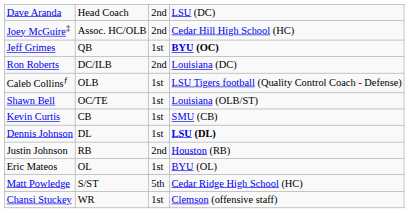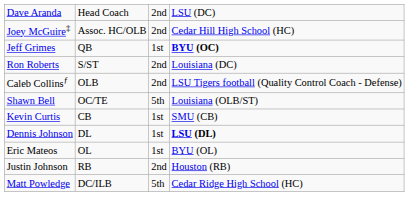(95, 65) DC/ILB -> (88, 65) S/ST
(157, 82) 1st -> (159, 82) 2nd
(157, 100) 1st -> (158, 100) 5th
rows swapped: (37, 150) <-> (32, 166)
(88, 183) S/ST -> (95, 183) DC/ILB
- row: (39, 199)
